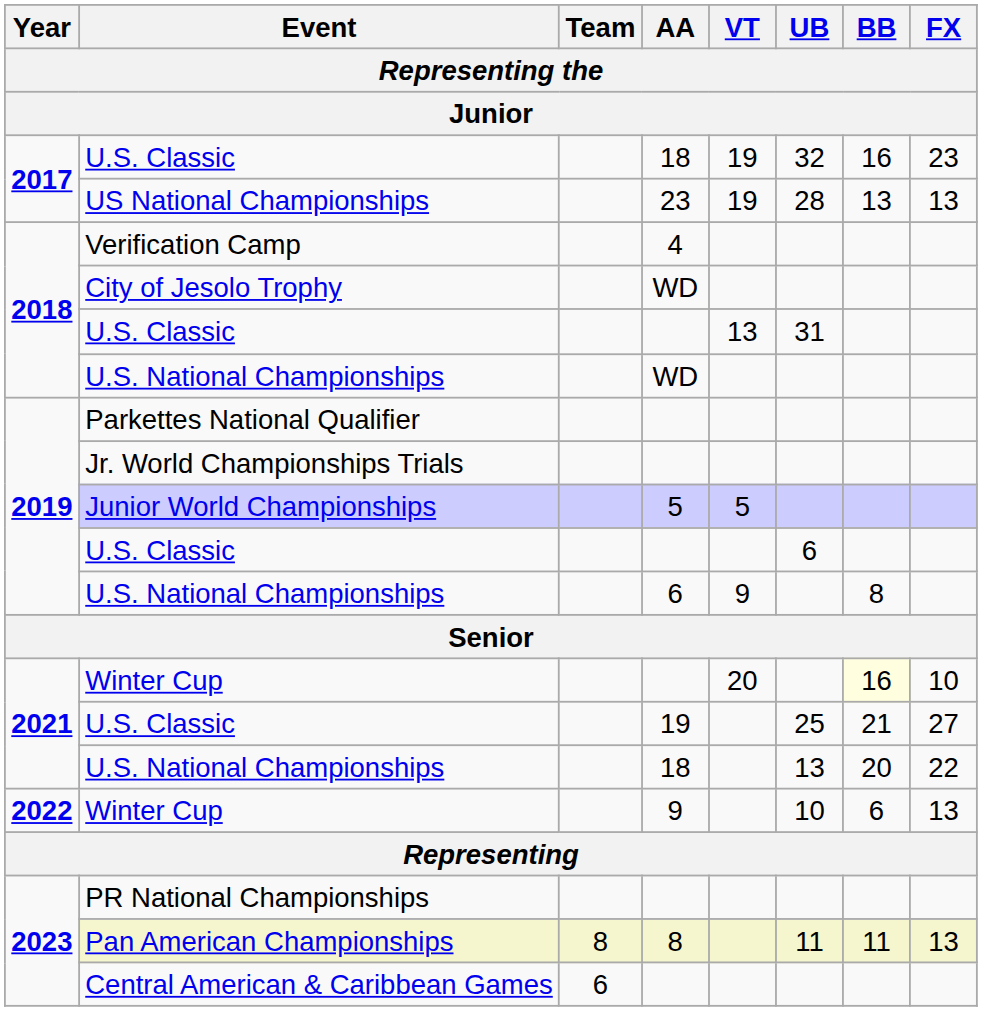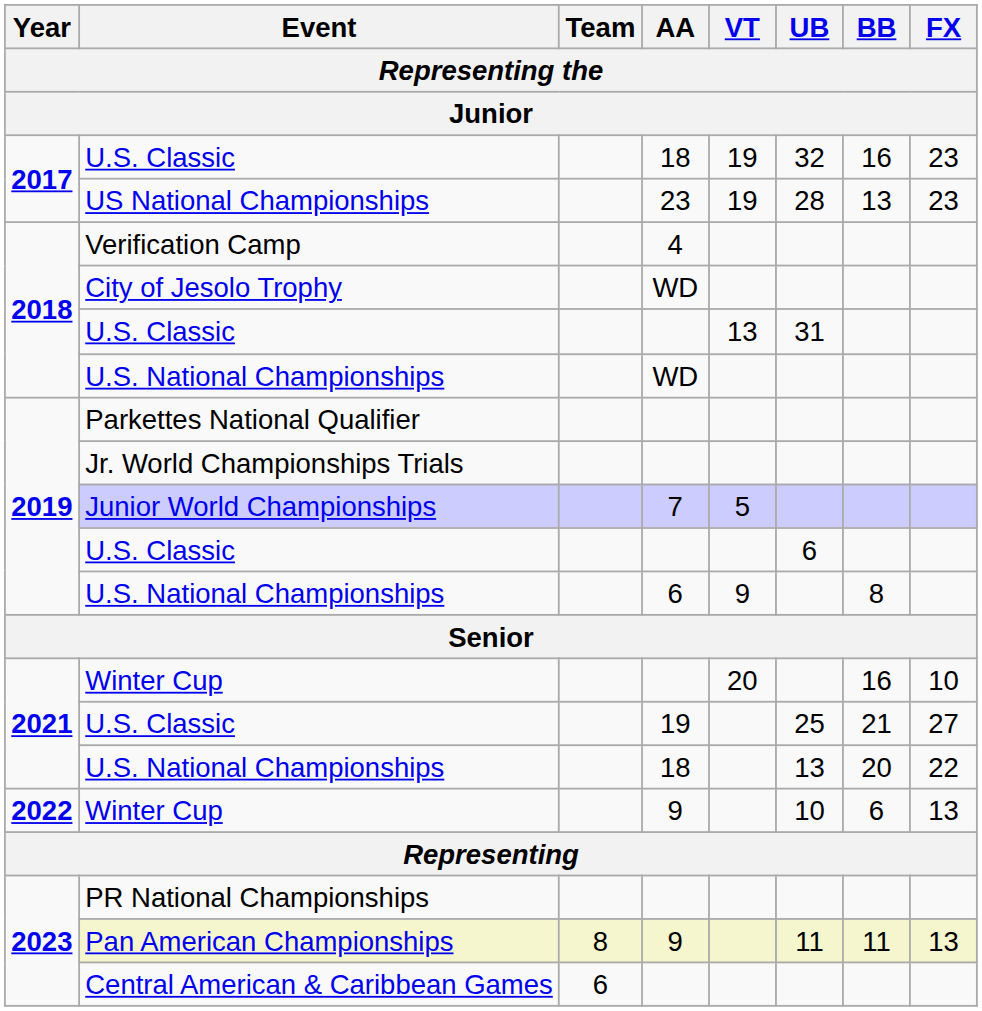(944, 201) 13 -> (944, 201) 23
(675, 506) 5 -> (675, 506) 7
(877, 680) lightyellow background -> (877, 680) no background
(675, 941) 8 -> (675, 941) 9
